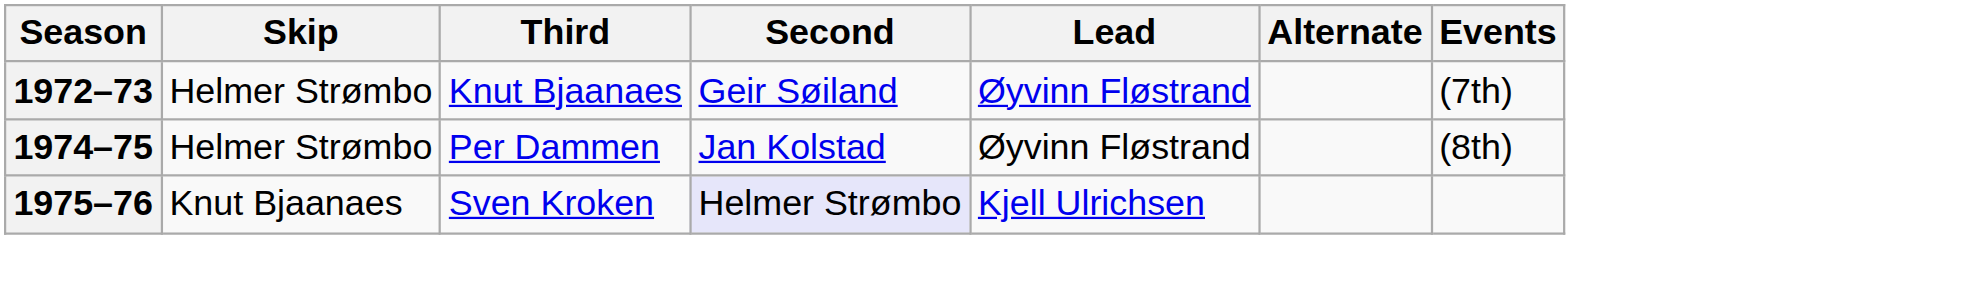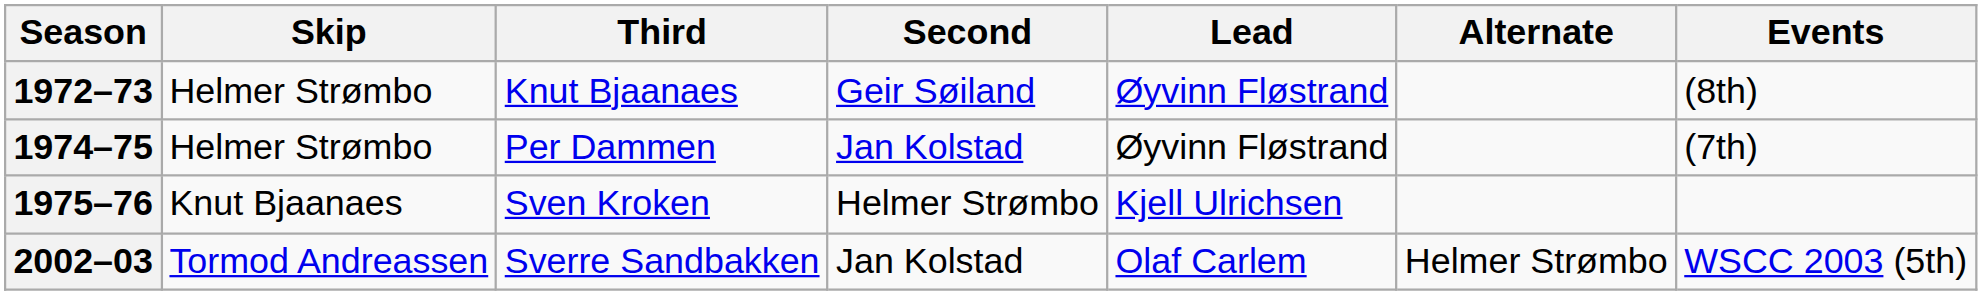(1476, 89) (7th) -> (1721, 89) (8th)
(1476, 146) (8th) -> (1721, 146) (7th)
(830, 203) lavender background -> (967, 203) no background
+ row: (83, 260)
